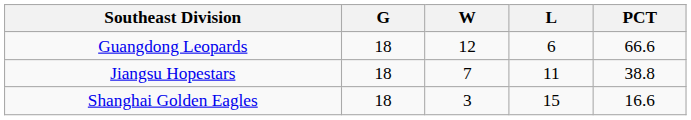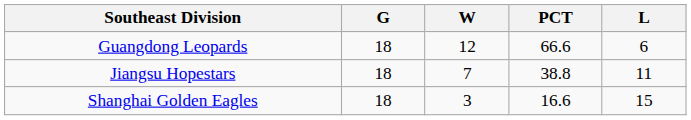columns swapped: (551, 18) <-> (640, 18)
